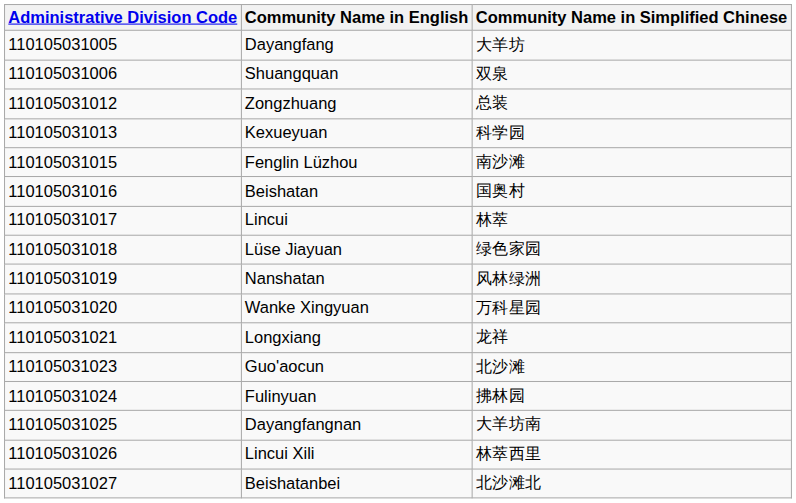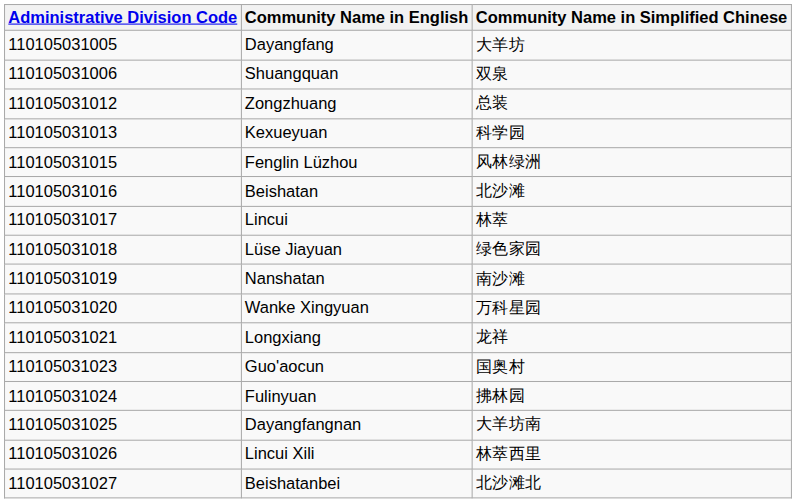(501, 161) 南沙滩 -> (509, 161) 风林绿洲
(501, 190) 国奥村 -> (501, 190) 北沙滩
(509, 278) 风林绿洲 -> (501, 278) 南沙滩
(501, 366) 北沙滩 -> (501, 366) 国奥村
